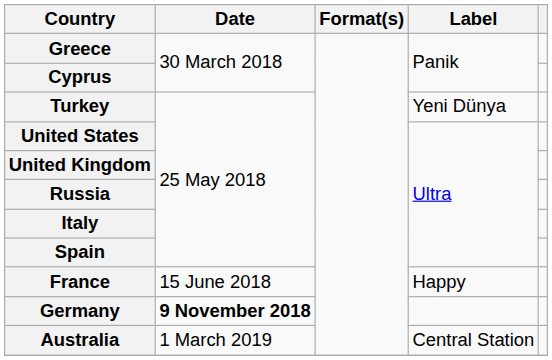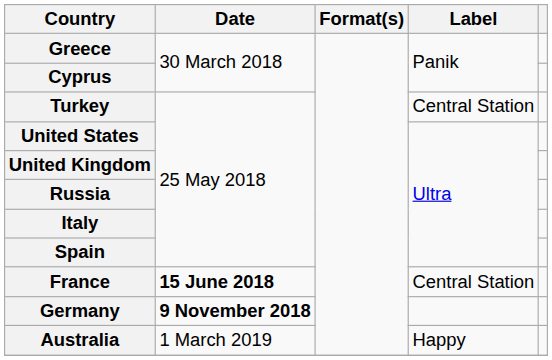(459, 106) Yeni Dünya -> (473, 106) Central Station
(215, 281) normal -> (217, 281) bold
(439, 281) Happy -> (473, 281) Central Station
(473, 340) Central Station -> (439, 340) Happy
